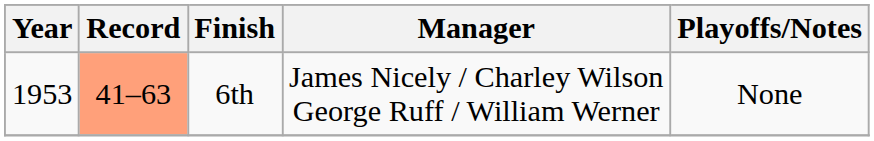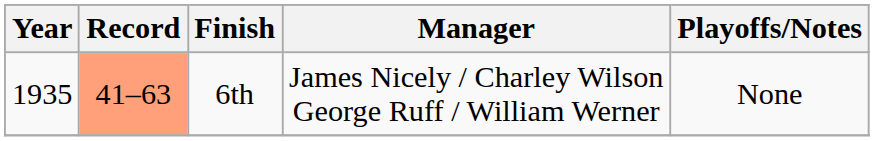(42, 93) 1953 -> (42, 93) 1935
